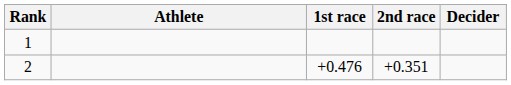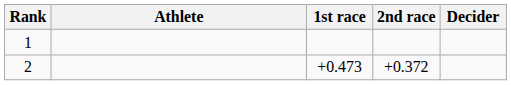(340, 67) +0.476 -> (340, 67) +0.473
(406, 67) +0.351 -> (406, 67) +0.372
